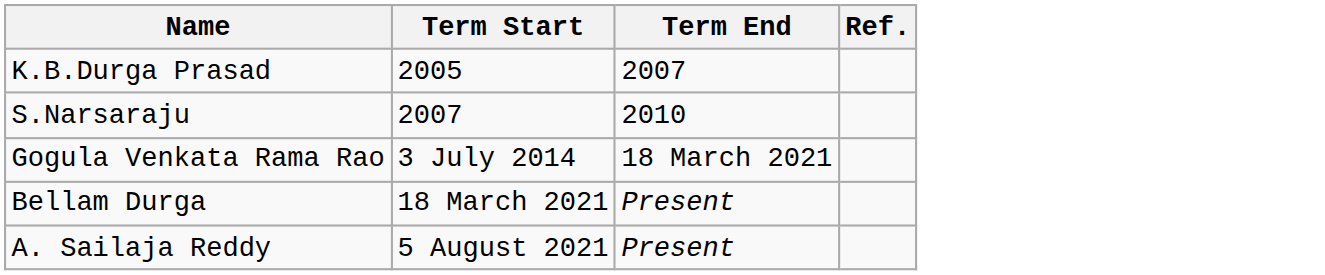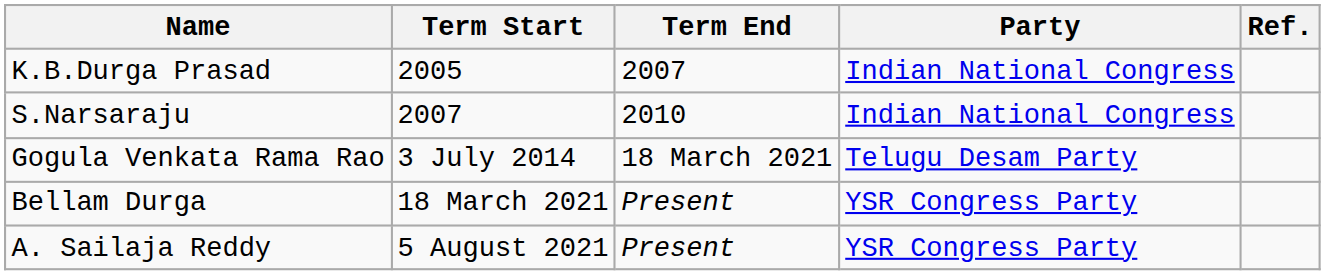+ column: (1040, 27)
